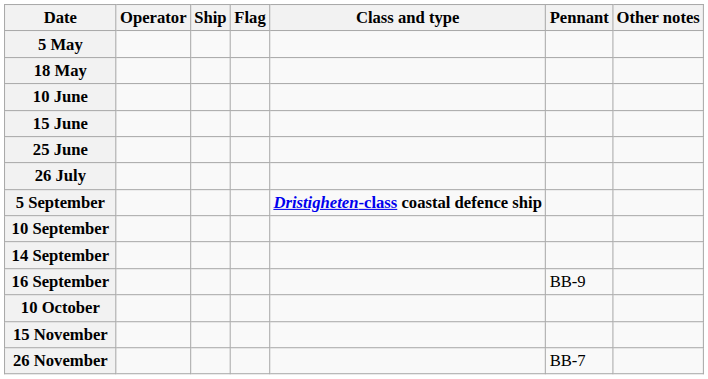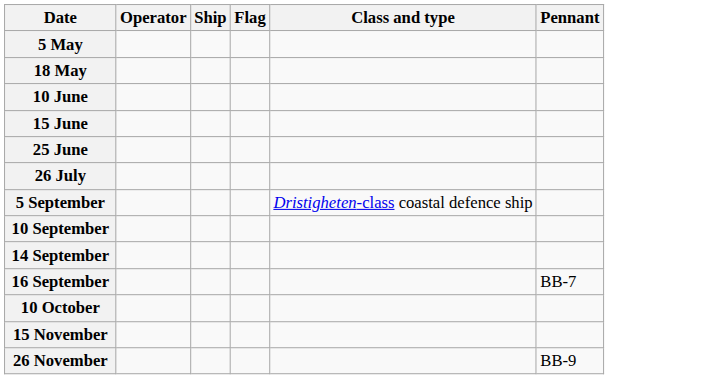- column: (658, 17)
(408, 202) bold -> (403, 202) normal
(568, 281) BB-9 -> (558, 281) BB-7
(568, 360) BB-7 -> (558, 360) BB-9
